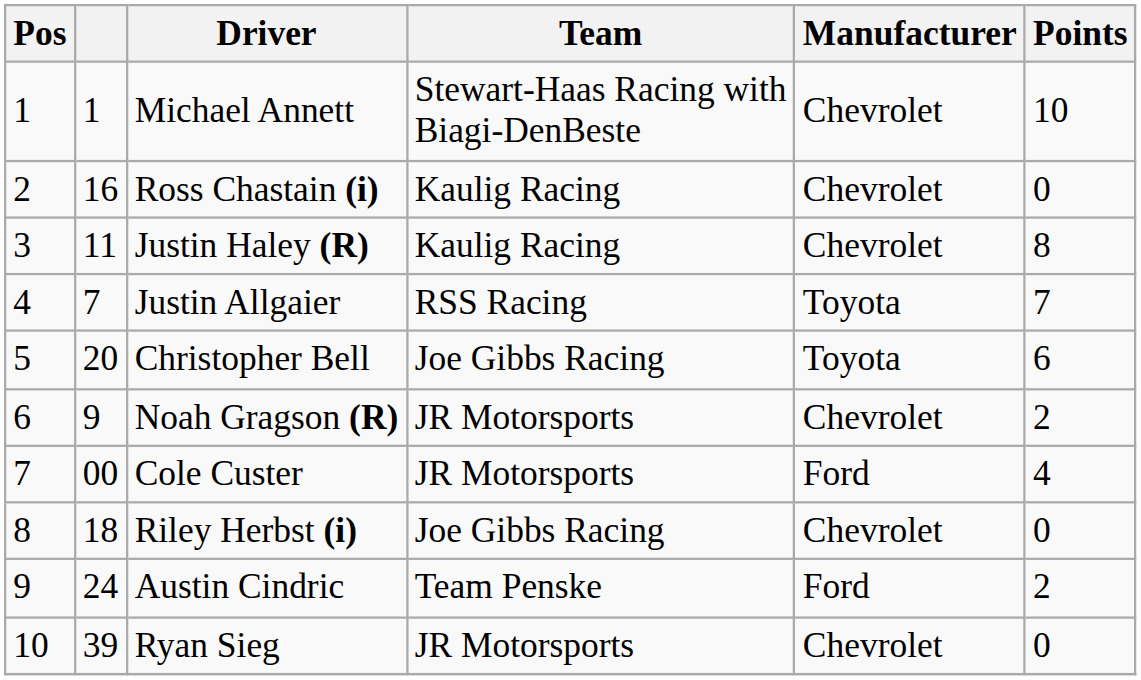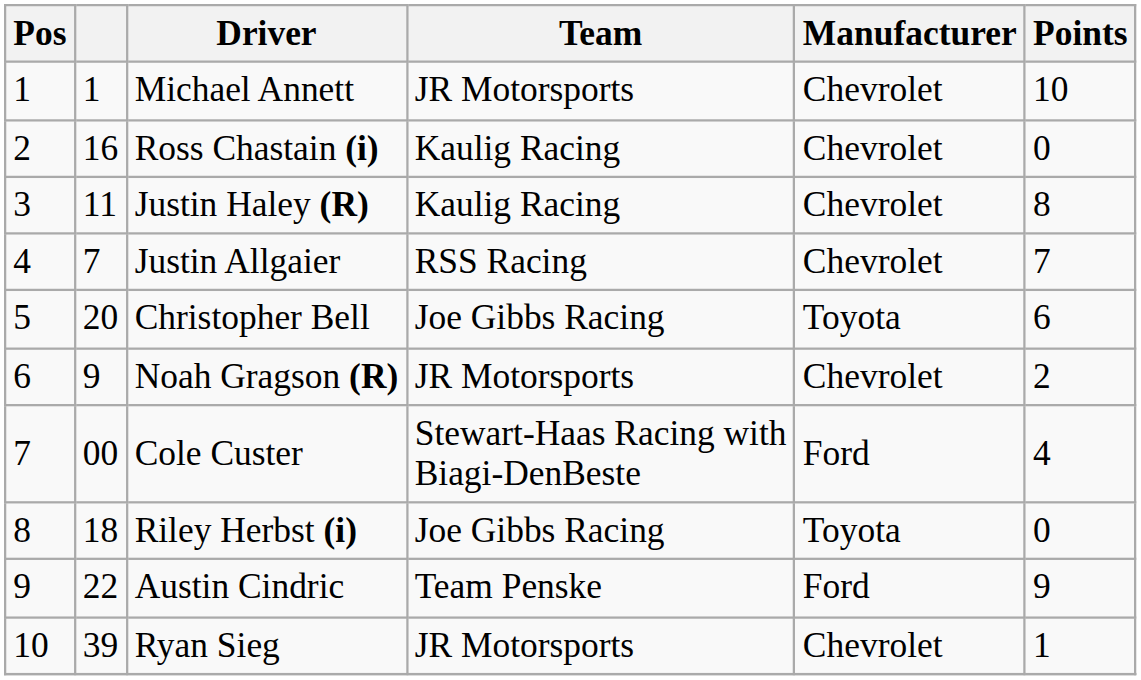(601, 110) Stewart-Haas Racing with Biagi-DenBeste -> (524, 89) JR Motorsports
(852, 301) Toyota -> (873, 260) Chevrolet
(524, 472) JR Motorsports -> (601, 452) Stewart-Haas Racing with Biagi-DenBeste
(873, 529) Chevrolet -> (852, 529) Toyota
(101, 586) 24 -> (101, 586) 22
(1042, 586) 2 -> (1042, 586) 9
(1042, 644) 0 -> (1042, 644) 1
